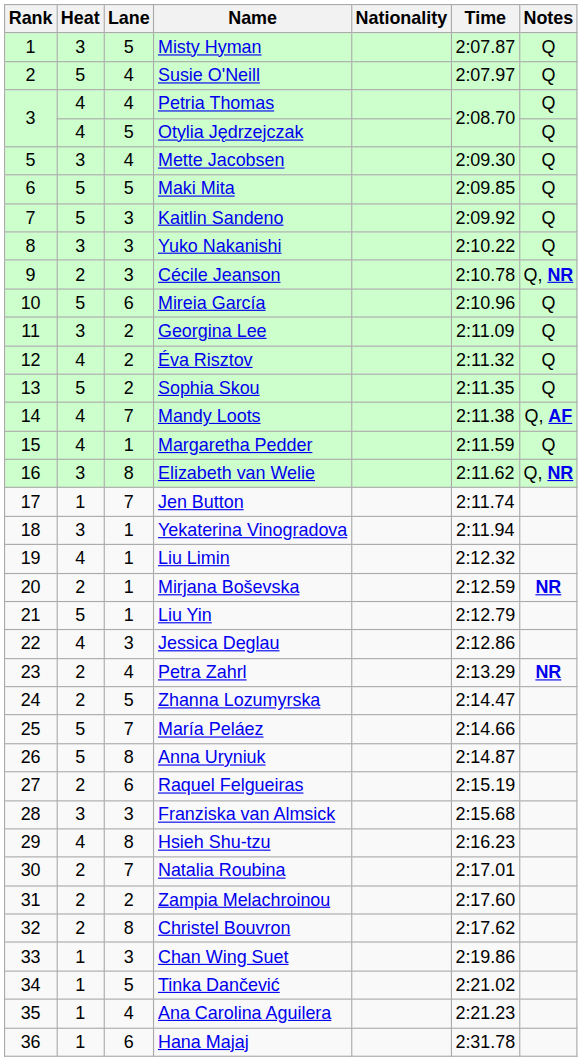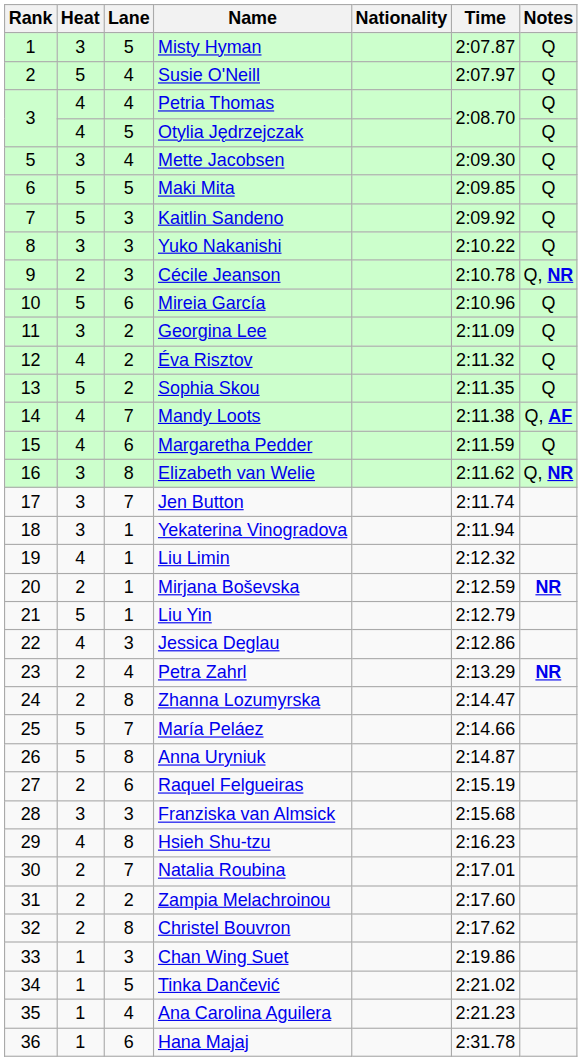(129, 445) 1 -> (129, 445) 6
(80, 501) 1 -> (80, 501) 3
(129, 700) 5 -> (129, 700) 8
